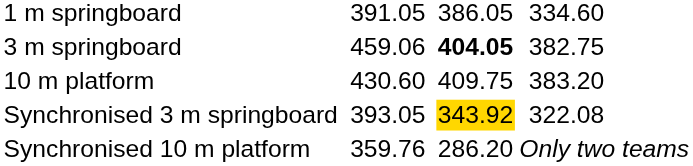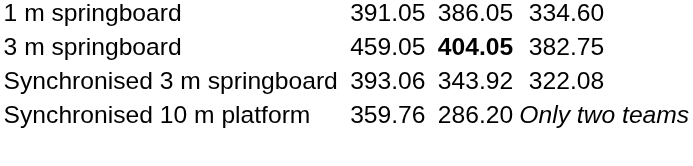(388, 47) 459.06 -> (388, 47) 459.05
- row: (79, 80)
(388, 114) 393.05 -> (388, 80) 393.06
(476, 114) gold background -> (476, 80) no background
